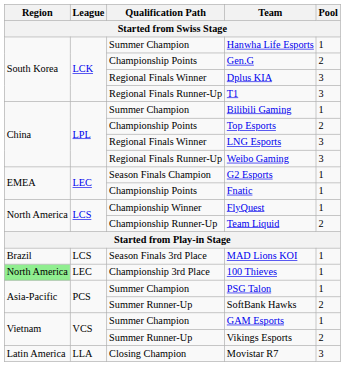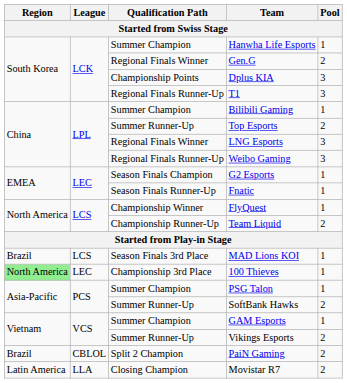(153, 61) Championship Points -> (159, 61) Regional Finals Winner
(158, 77) Regional Finals Winner -> (155, 77) Championship Points
(153, 126) Championship Points -> (152, 126) Summer Runner-Up
(153, 191) Championship Points -> (163, 191) Season Finals Runner-Up
+ row: (257, 353)
(321, 353) 3 -> (323, 369) 2
